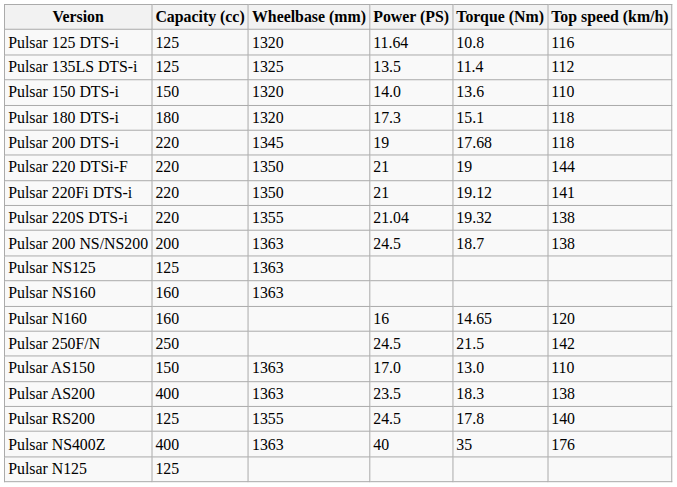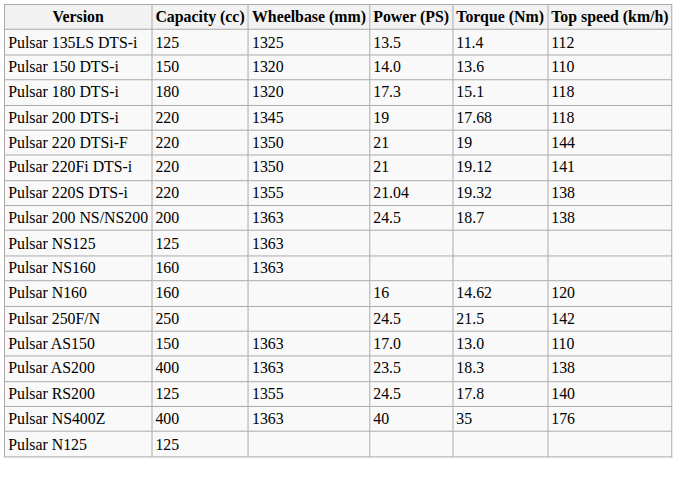- row: (64, 42)
(474, 318) 14.65 -> (474, 293) 14.62
